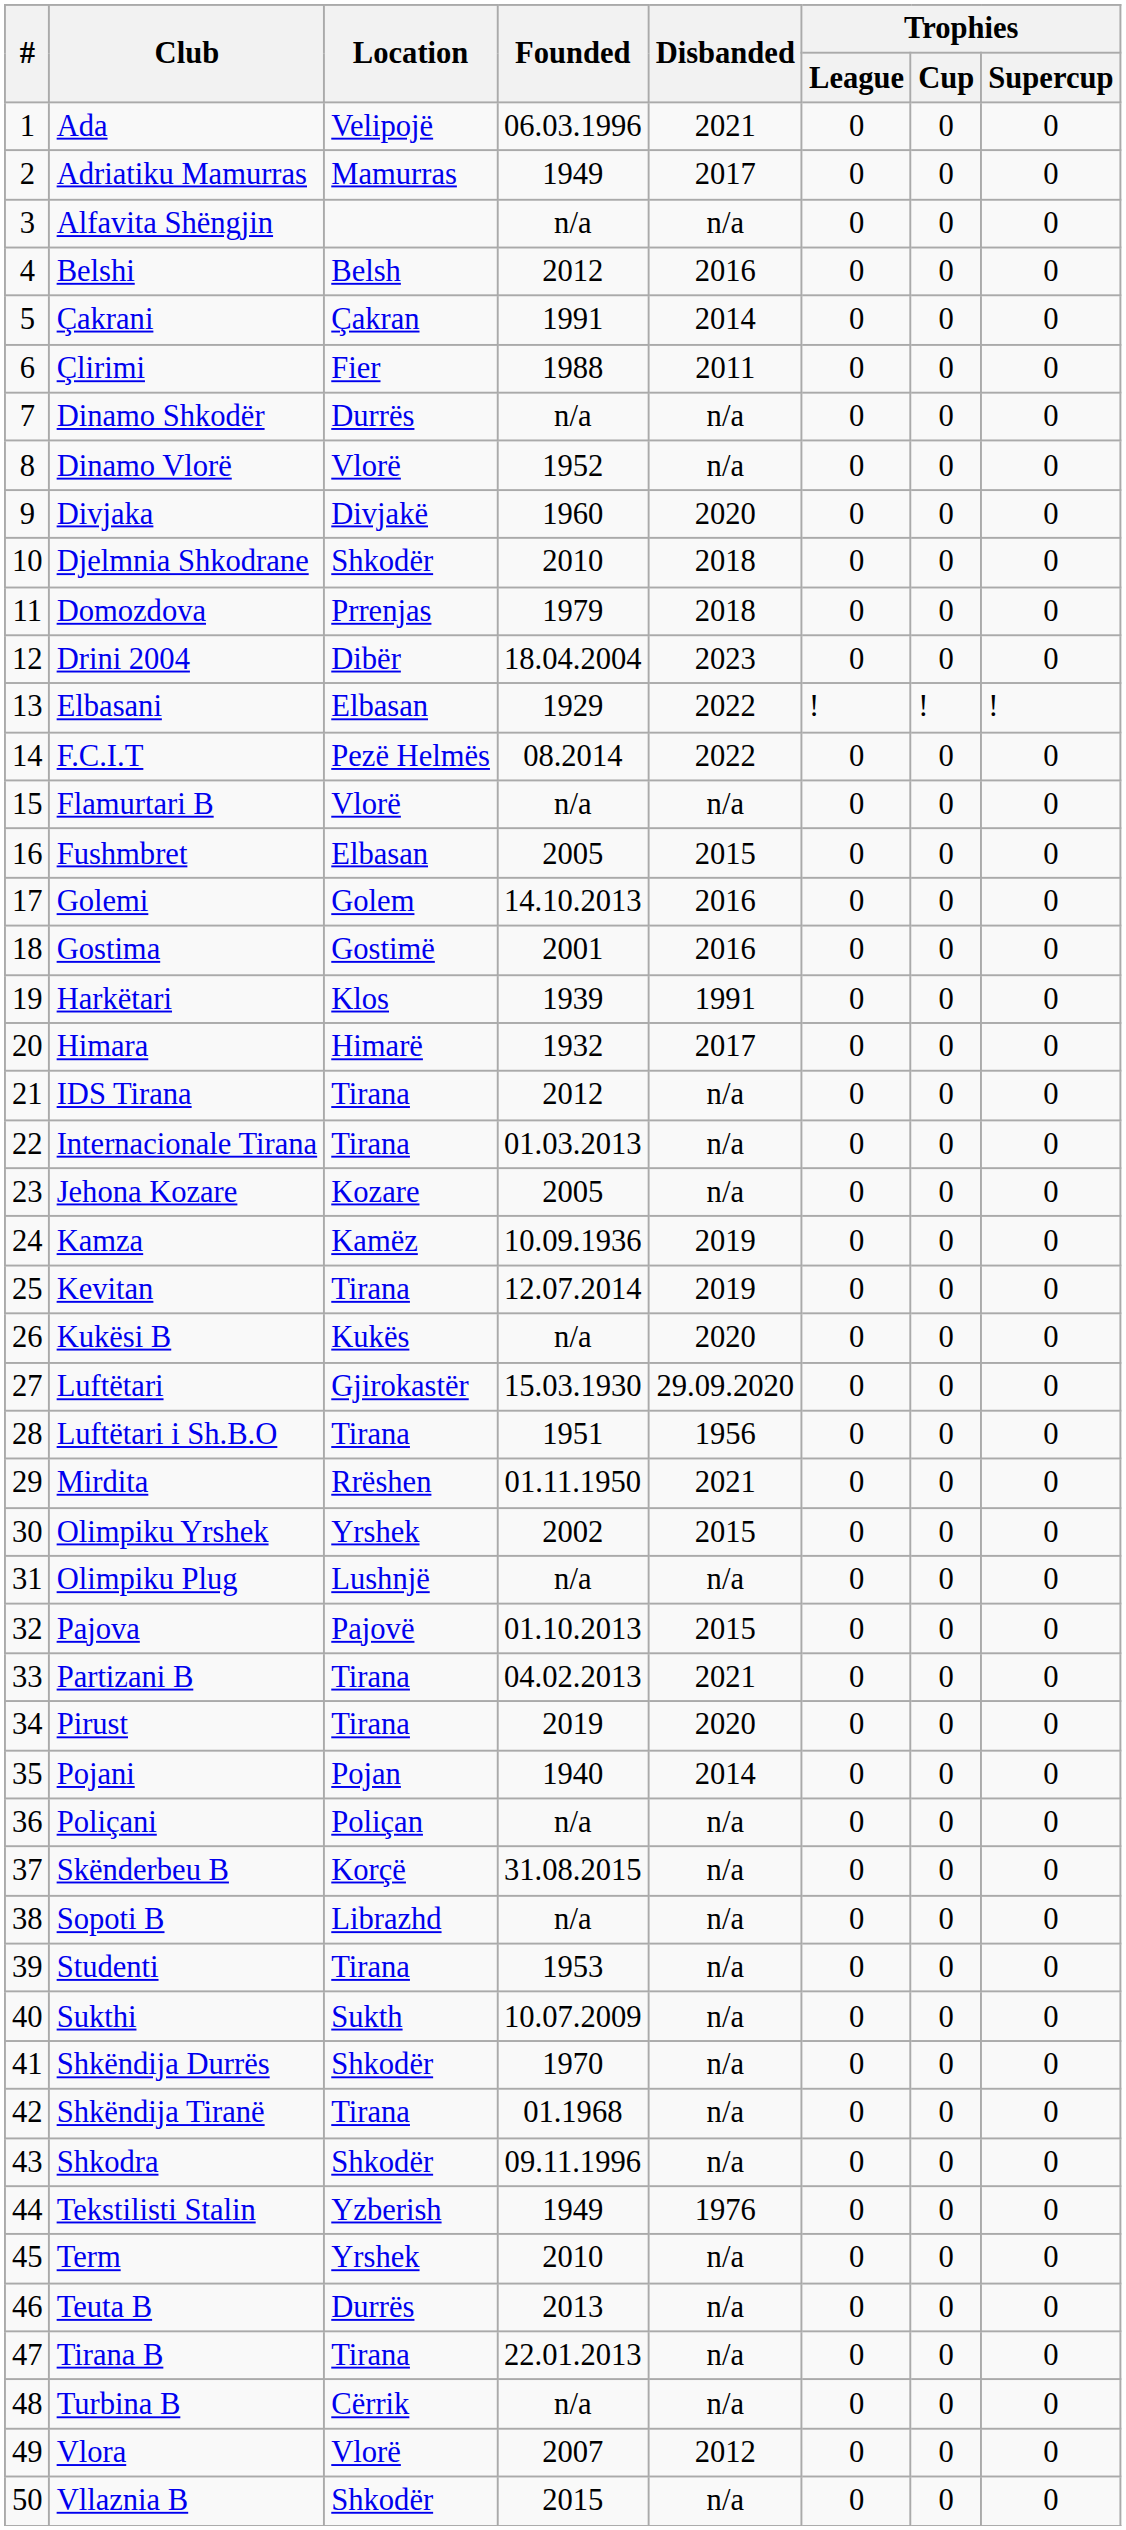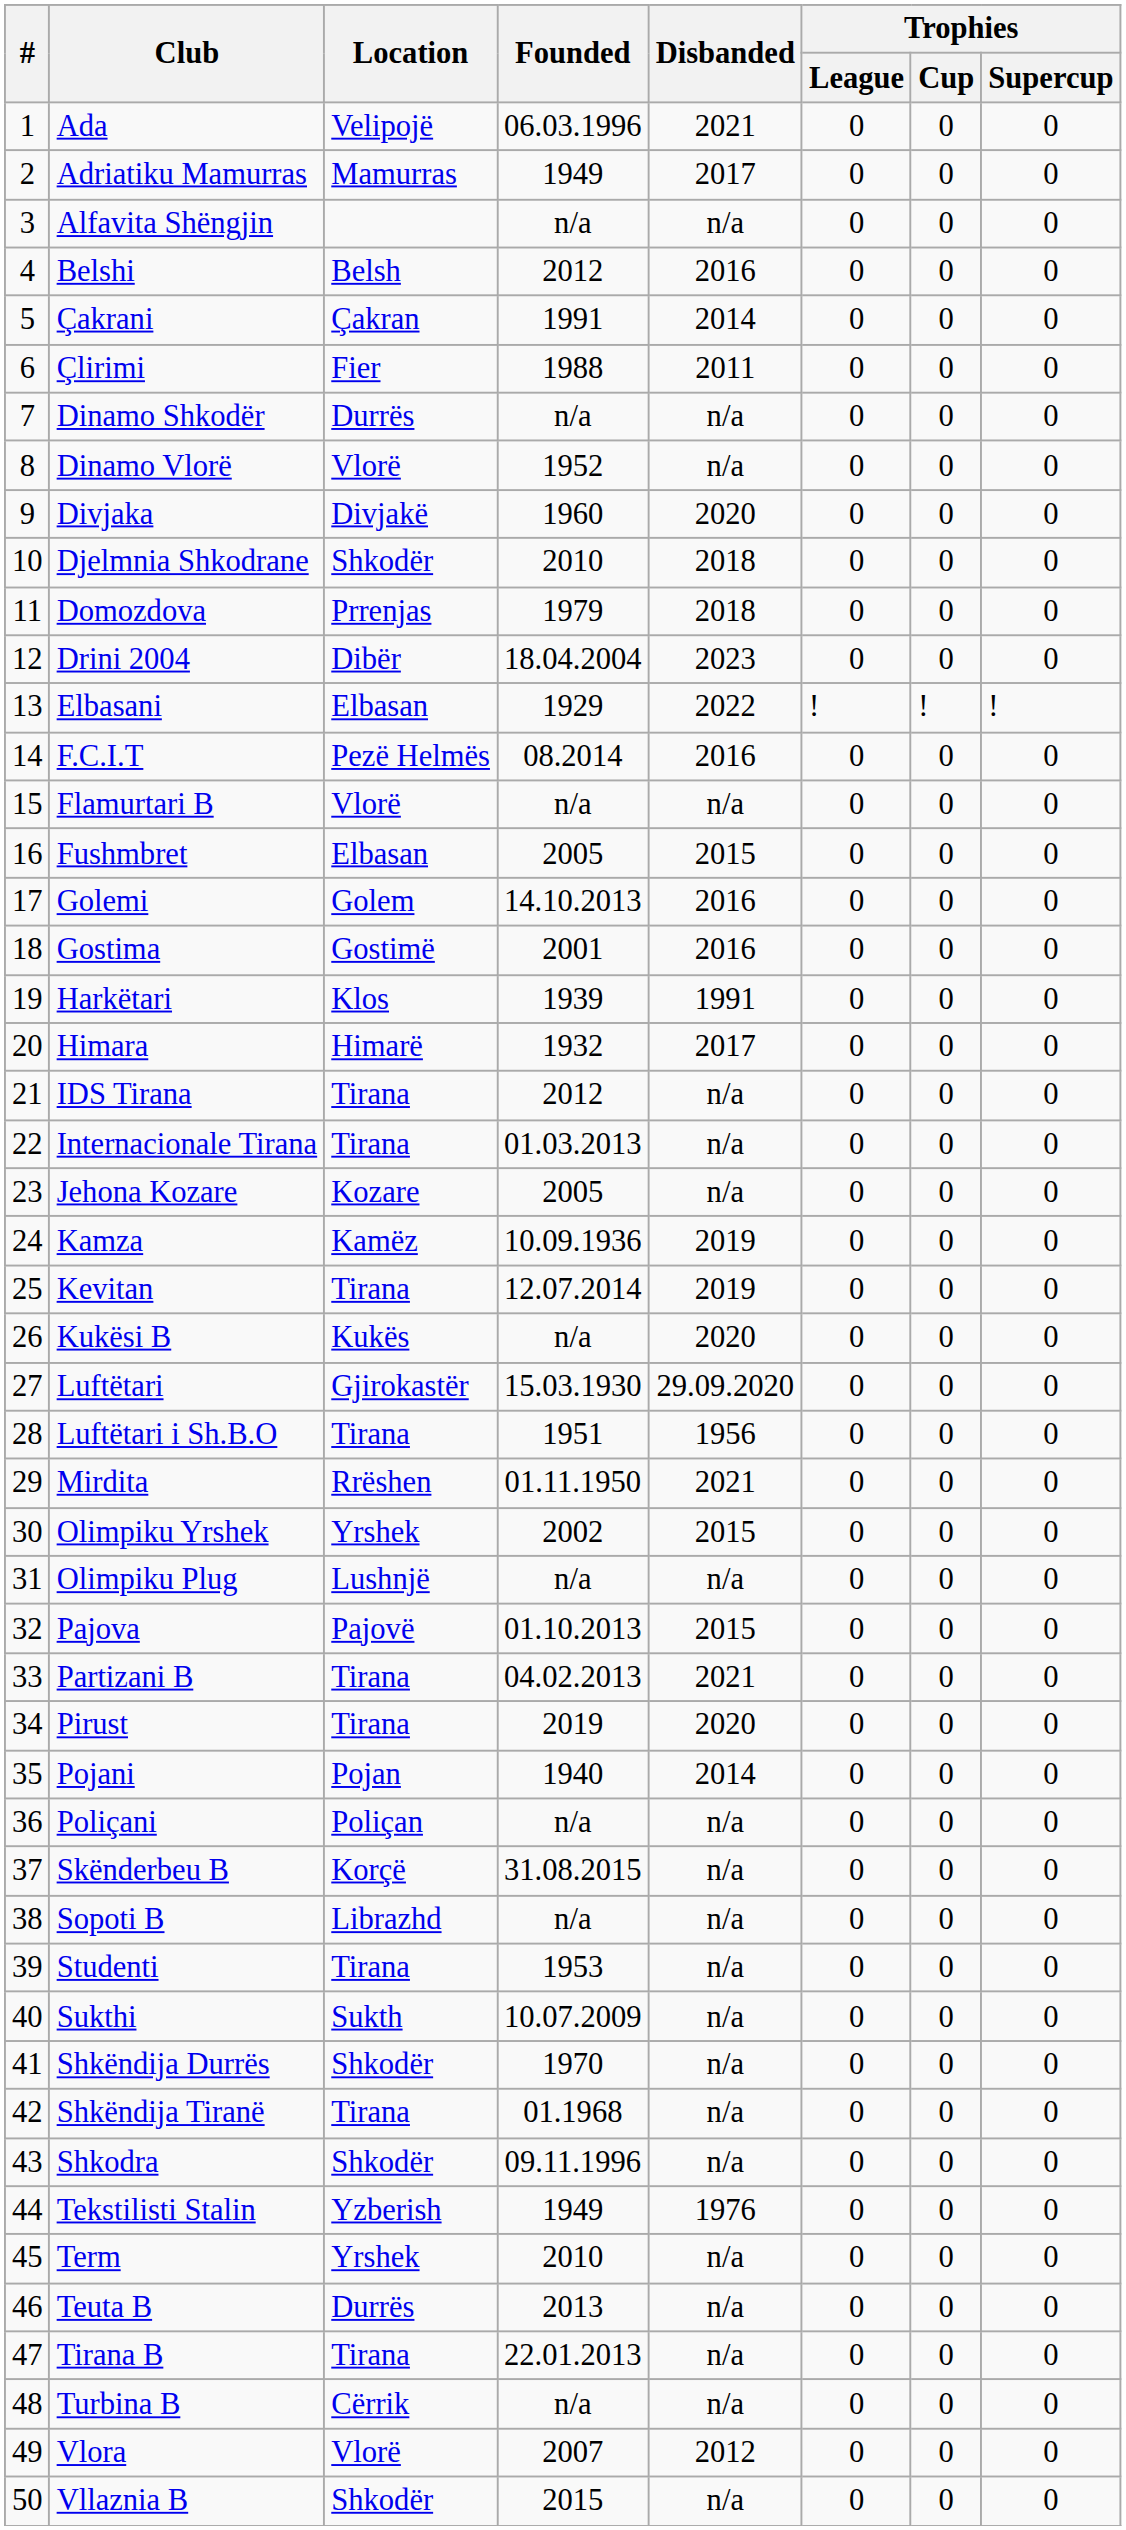(725, 755) 2022 -> (725, 755) 2016
